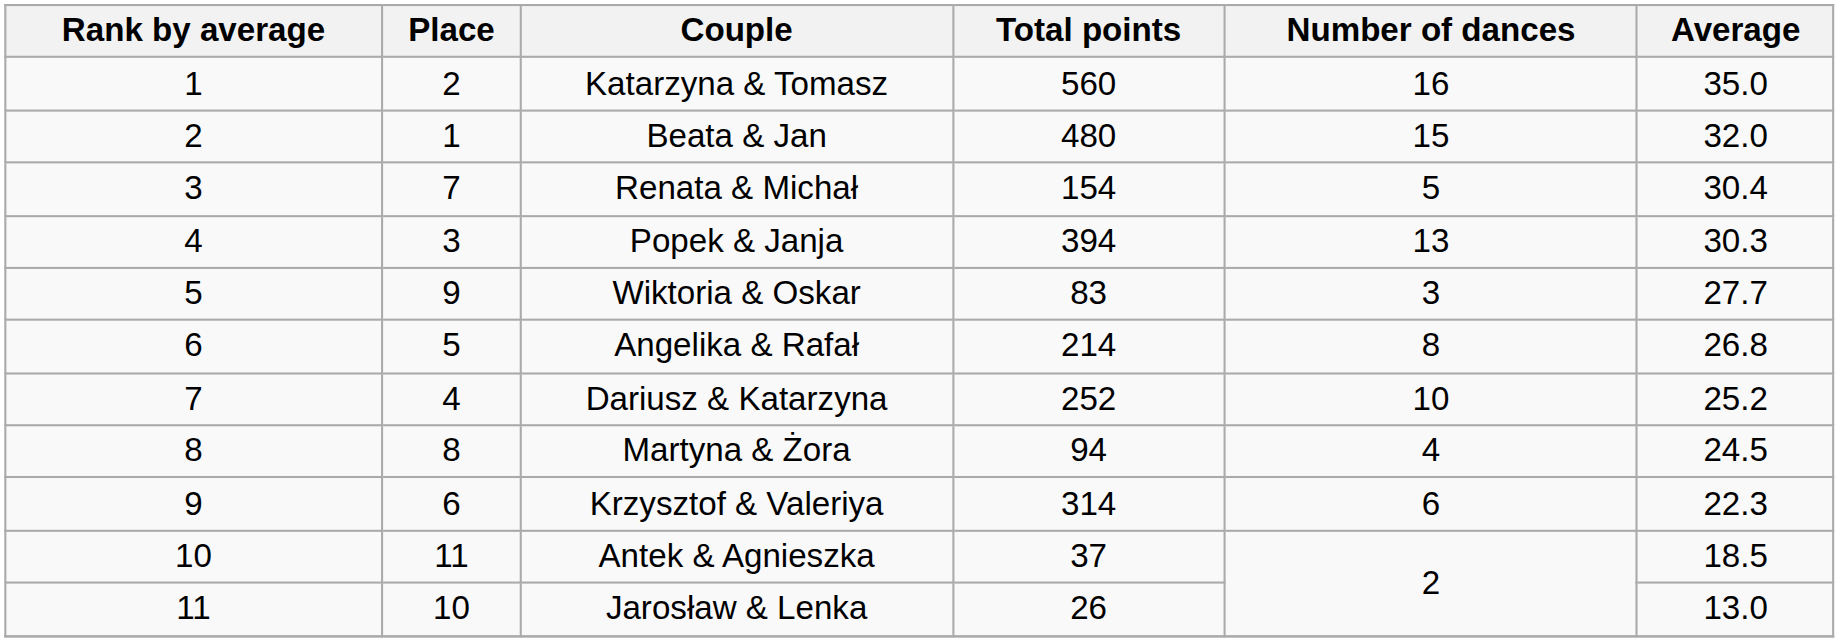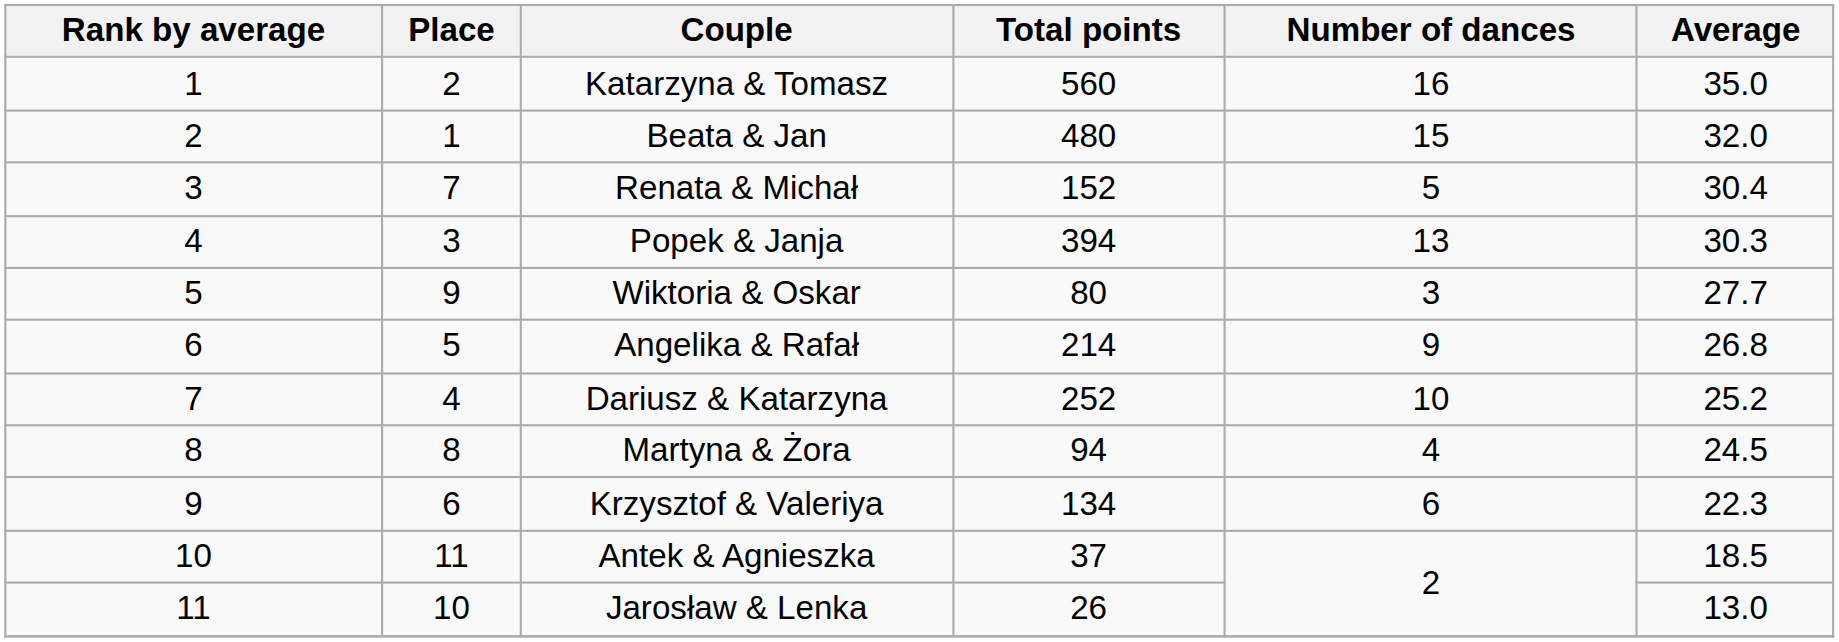(1089, 188) 154 -> (1089, 188) 152
(1089, 293) 83 -> (1089, 293) 80
(1431, 345) 8 -> (1431, 345) 9
(1089, 503) 314 -> (1089, 503) 134
